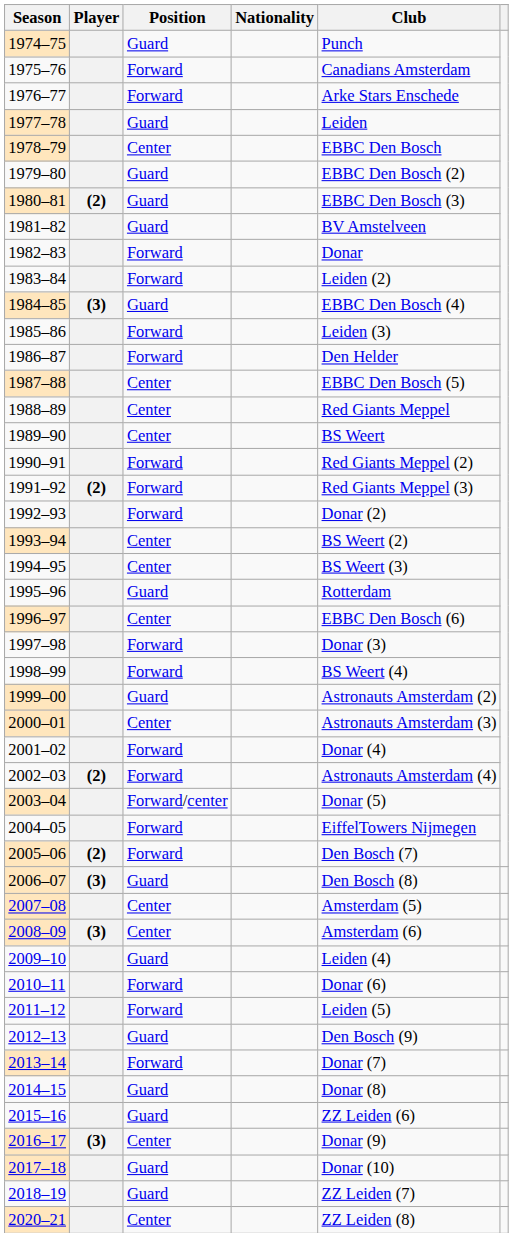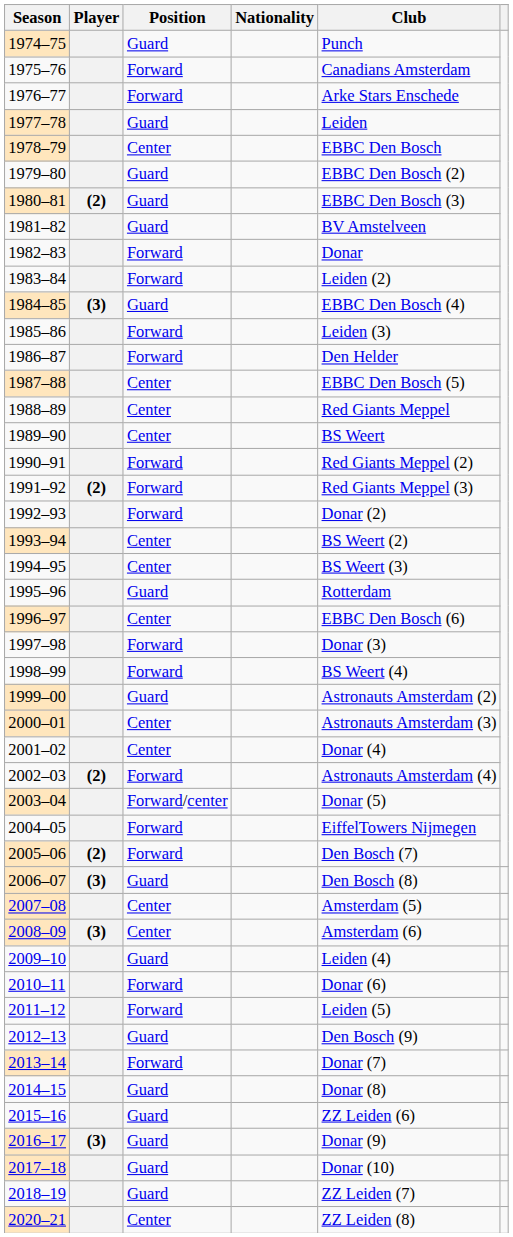(155, 749) Forward -> (149, 749) Center
(149, 1141) Center -> (148, 1141) Guard
